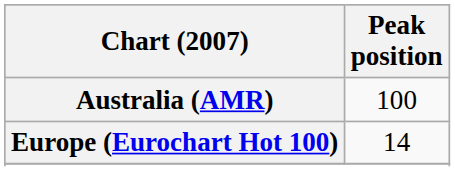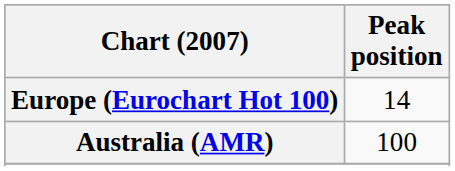rows swapped: (175, 99) <-> (175, 142)
